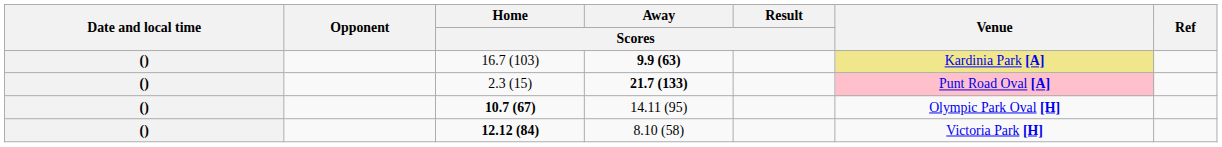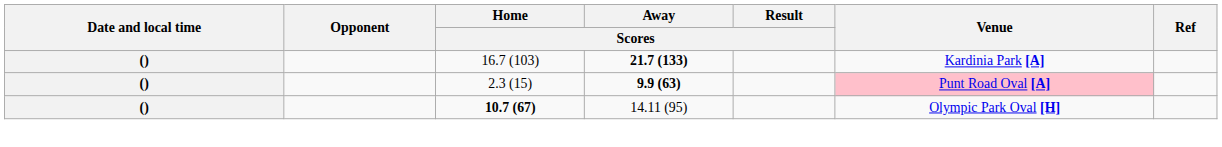(659, 61) 9.9 (63) -> (659, 61) 21.7 (133)
(995, 61) khaki background -> (995, 61) no background
(659, 84) 21.7 (133) -> (659, 84) 9.9 (63)
- row: (510, 130)
